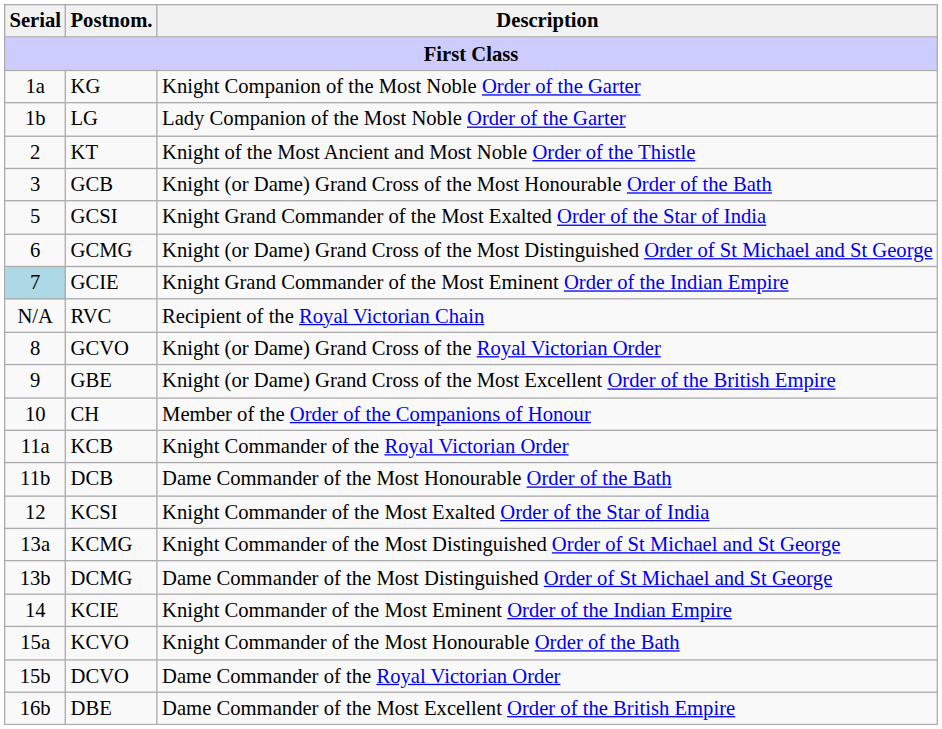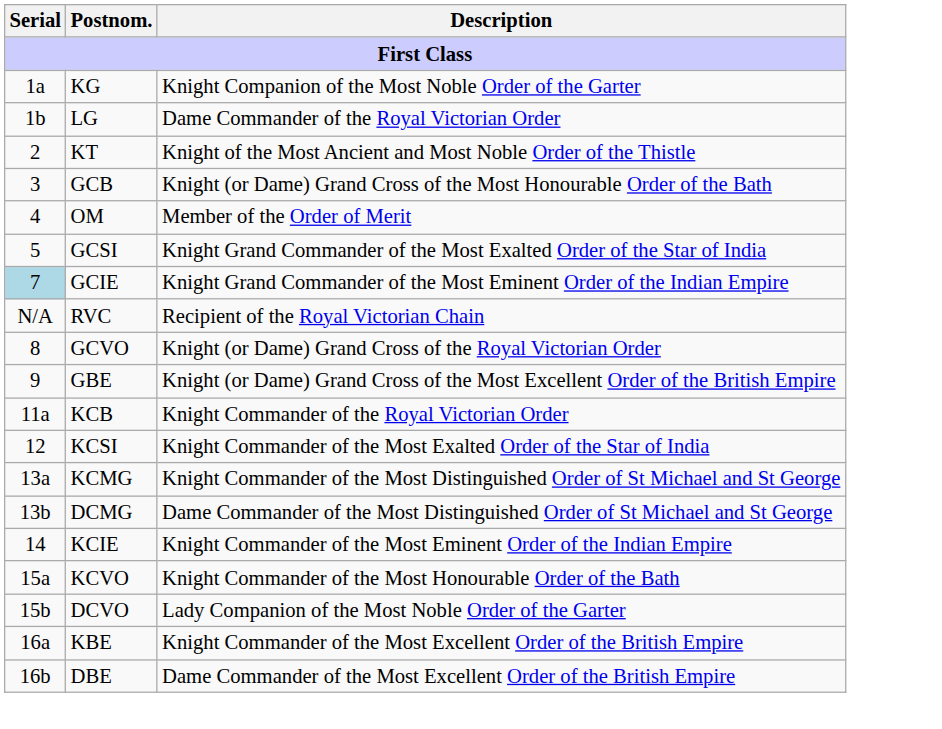(394, 119) Lady Companion of the Most Noble Order of the Garter -> (361, 119) Dame Commander of the Royal Victorian Order
+ row: (87, 217)
- row: (101, 250)
- row: (85, 413)
- row: (92, 479)
(361, 675) Dame Commander of the Royal Victorian Order -> (394, 610) Lady Companion of the Most Noble Order of the Garter
+ row: (91, 642)
